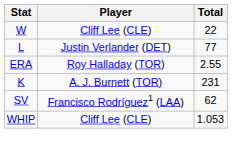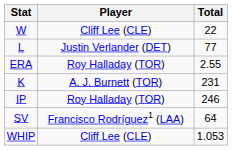+ row: (21, 99)
(210, 100) 62 -> (210, 118) 64
